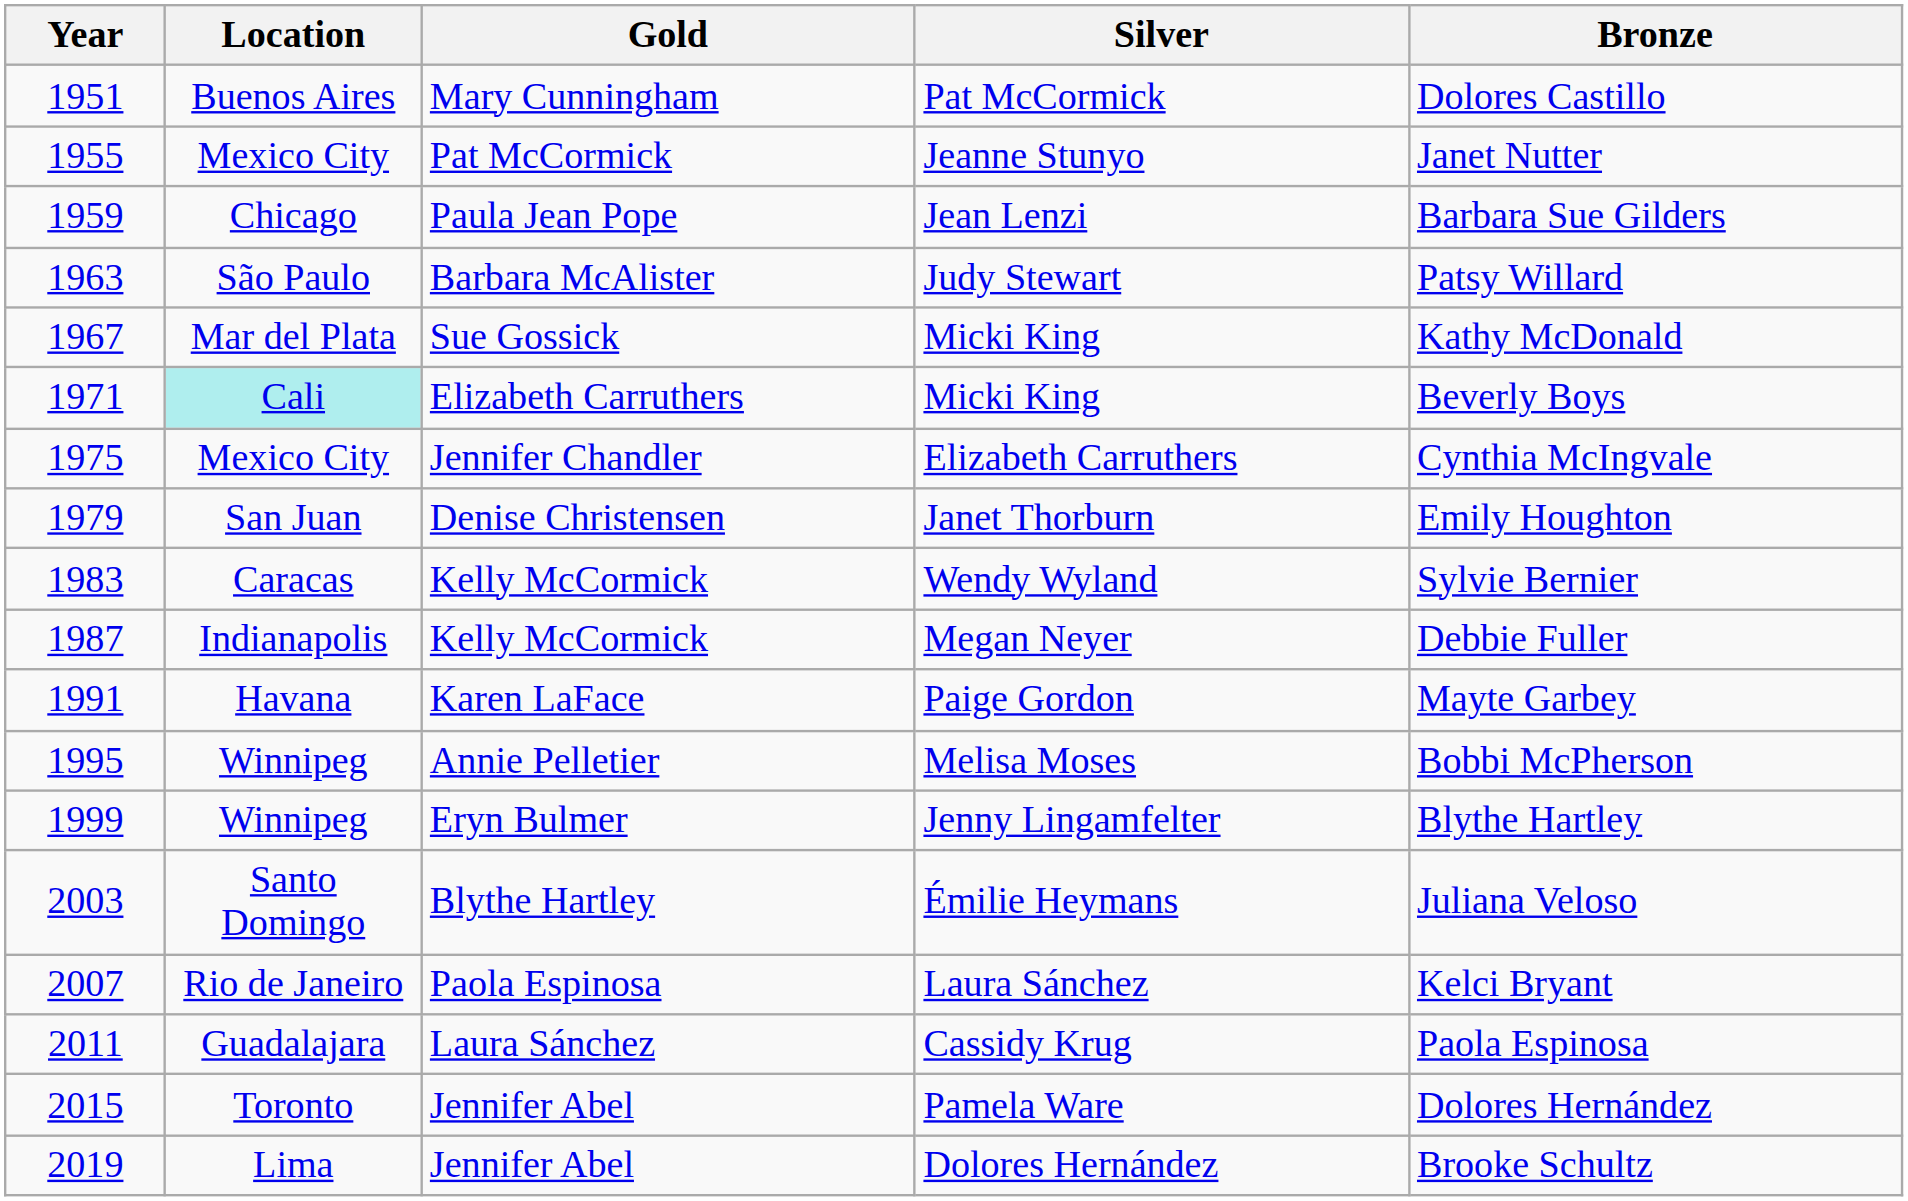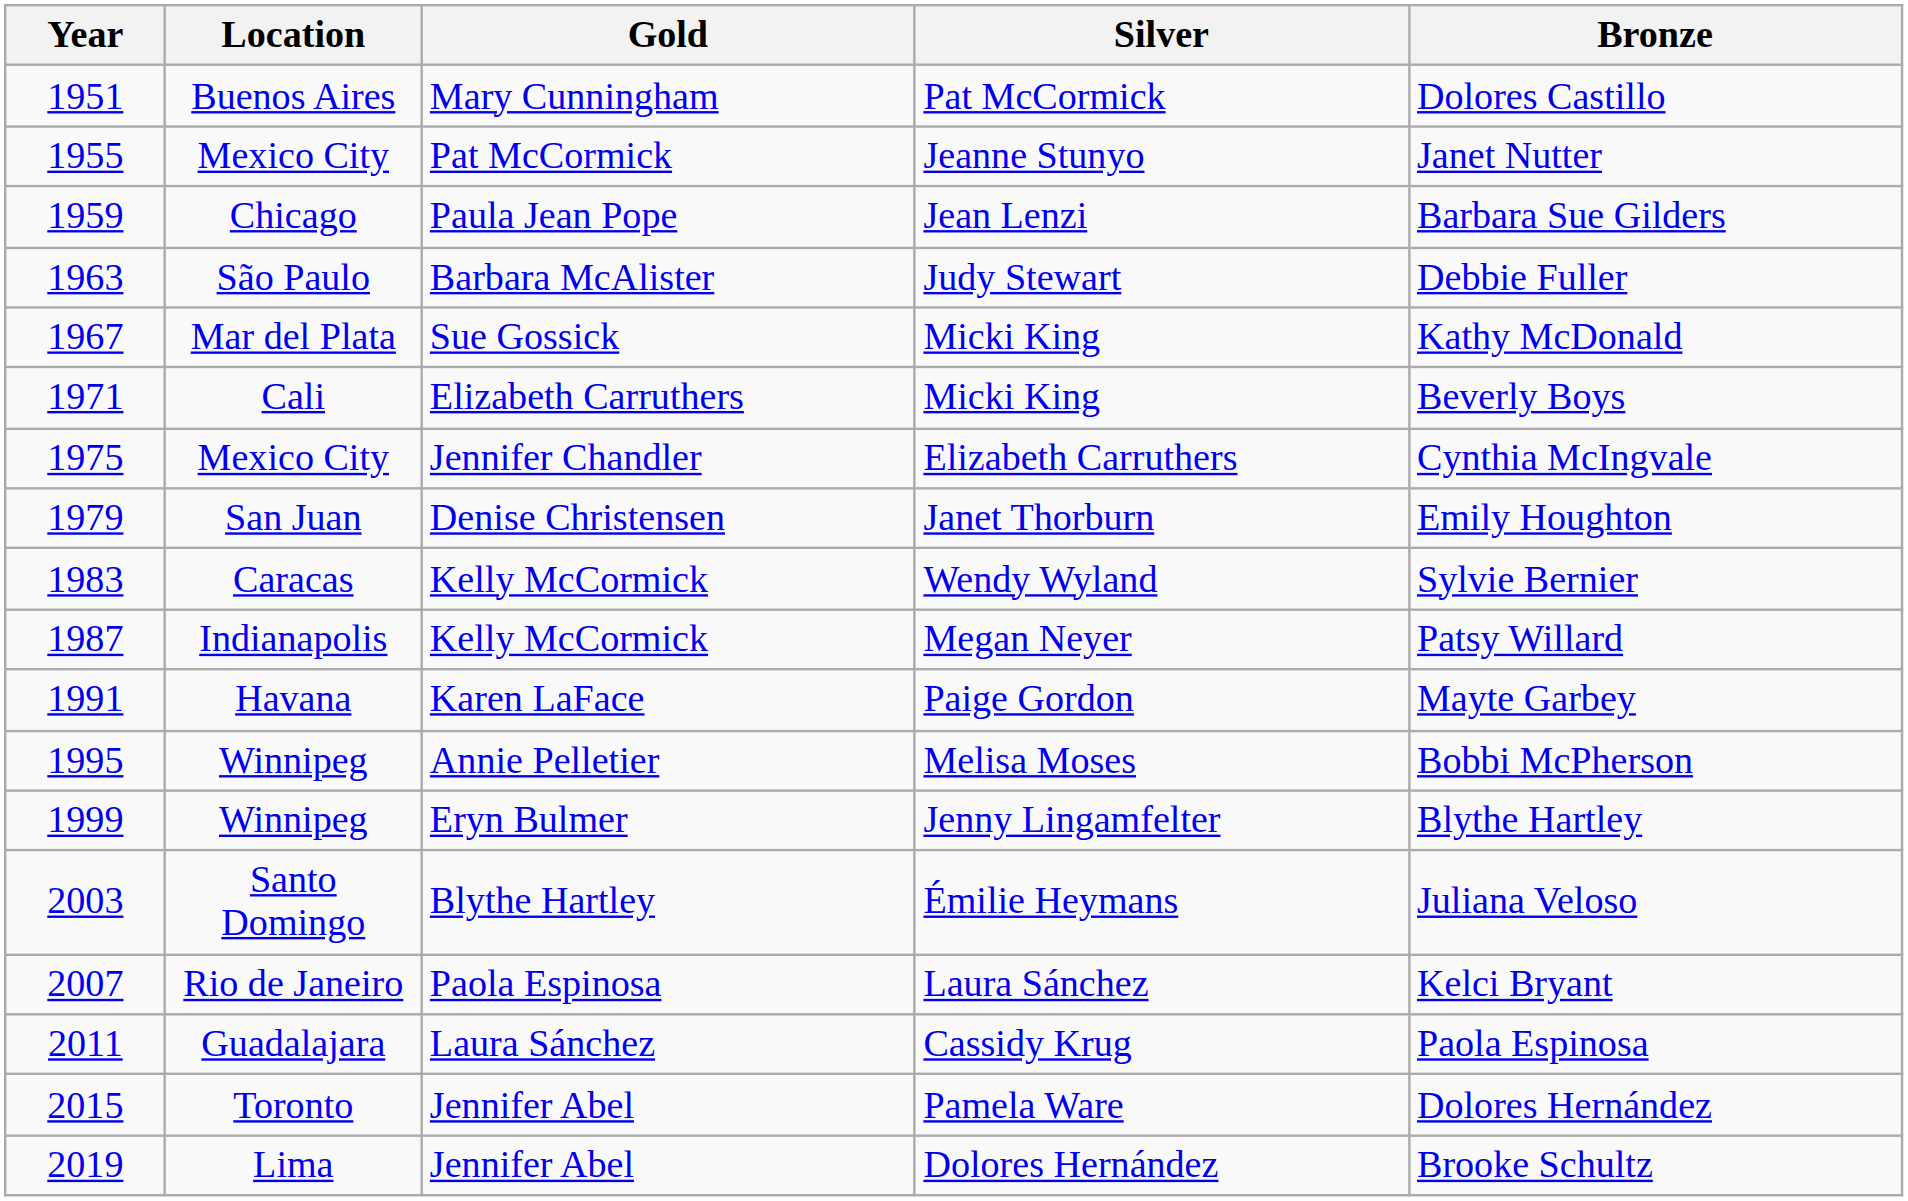(1520, 276) Patsy Willard -> (1522, 276) Debbie Fuller
(293, 397) paleturquoise background -> (293, 397) no background
(1522, 638) Debbie Fuller -> (1520, 638) Patsy Willard
